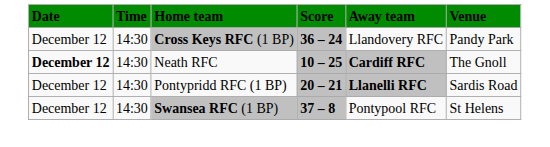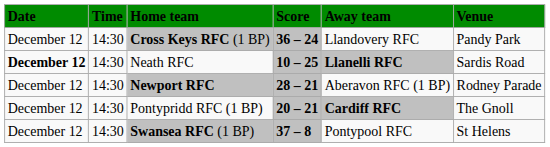(387, 62) Cardiff RFC -> (364, 62) Llanelli RFC
(478, 62) The Gnoll -> (491, 62) Sardis Road
+ row: (172, 85)
(388, 85) Llanelli RFC -> (363, 108) Cardiff RFC
(484, 85) Sardis Road -> (485, 108) The Gnoll
